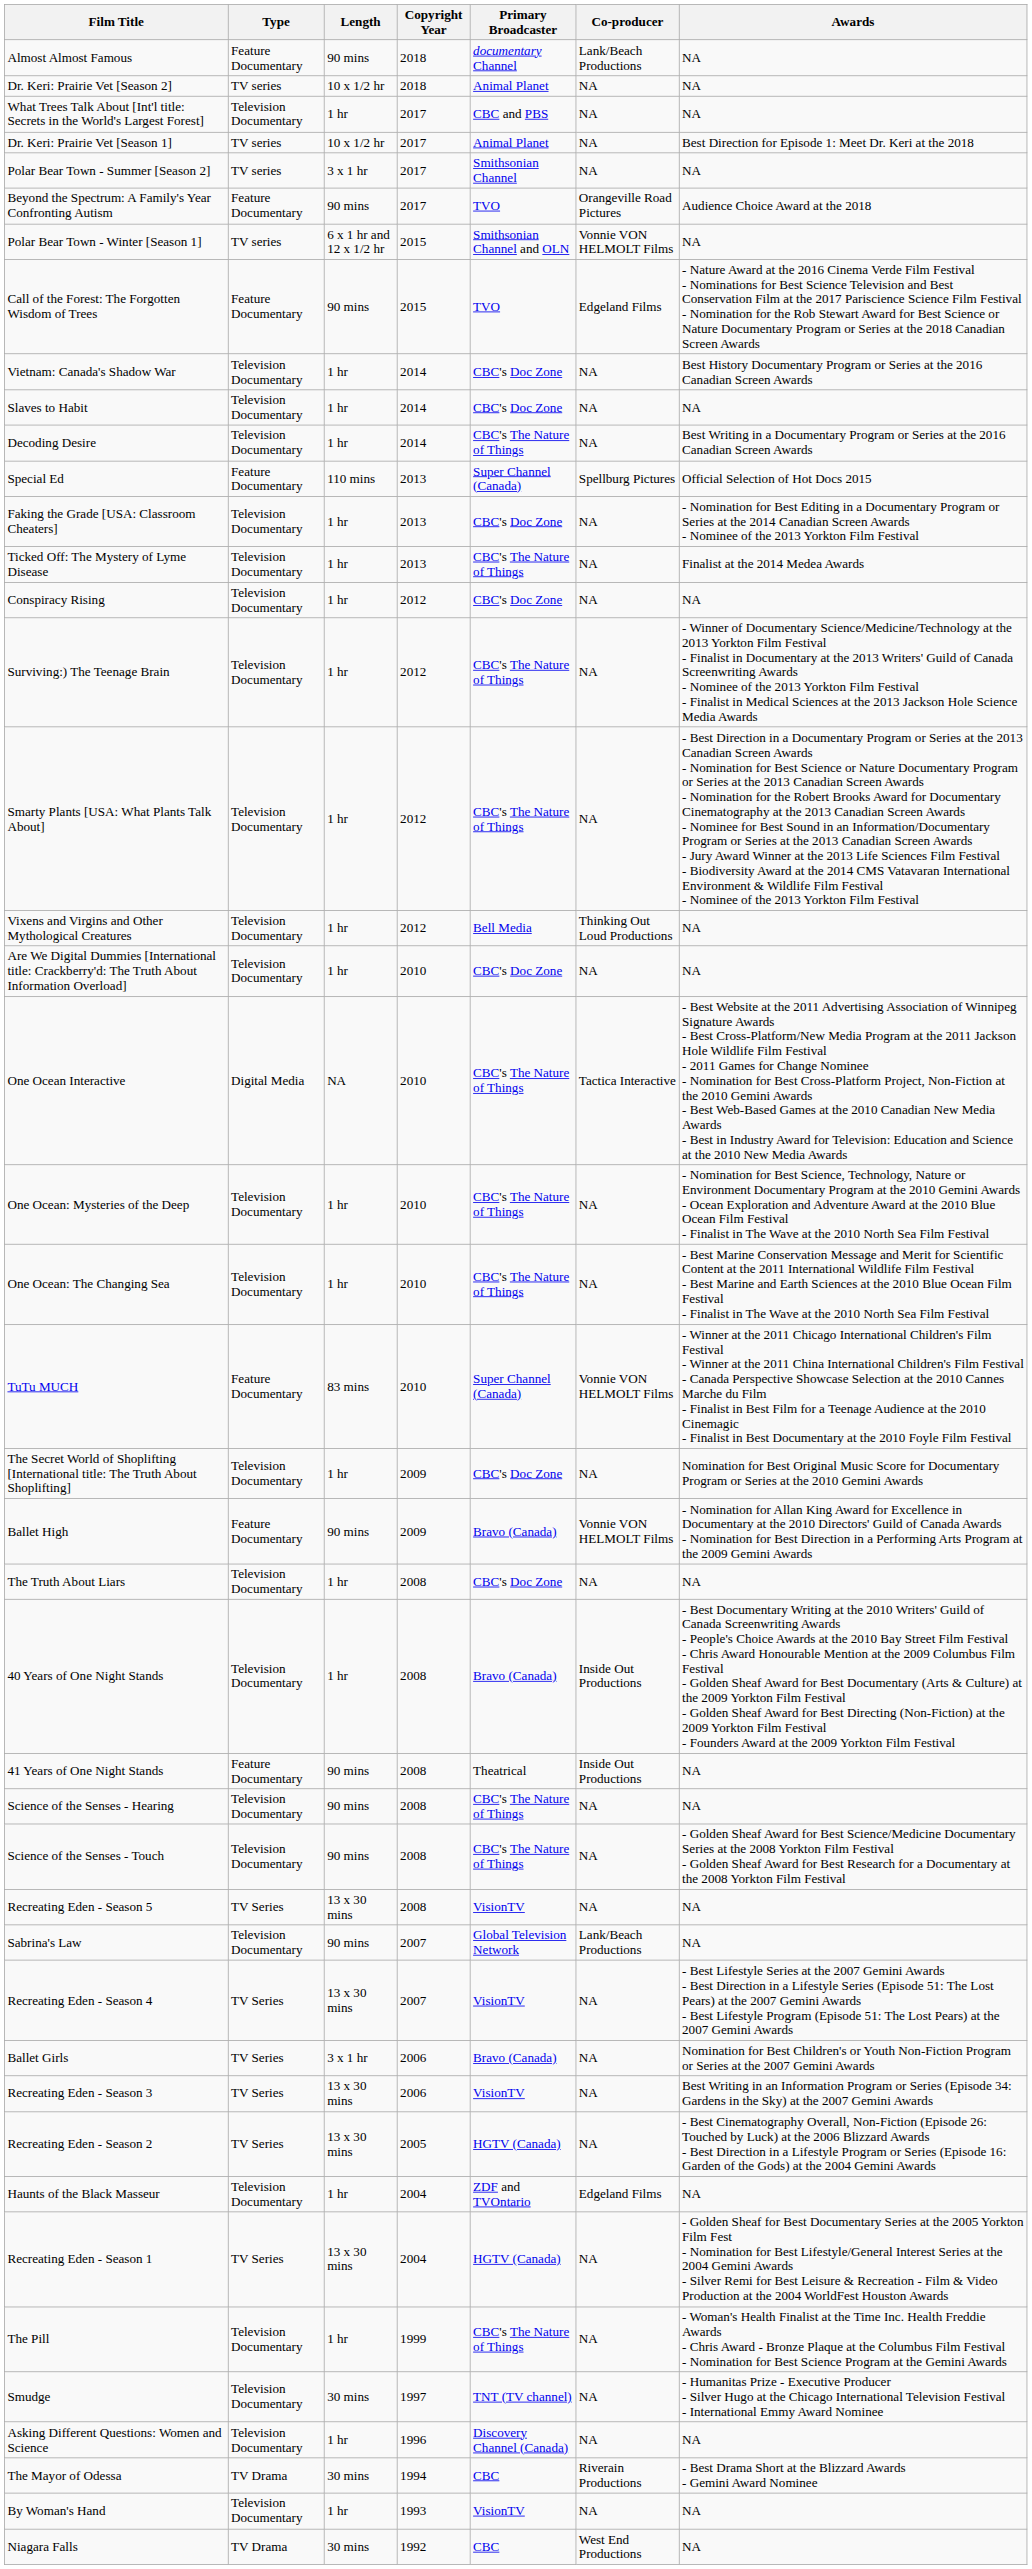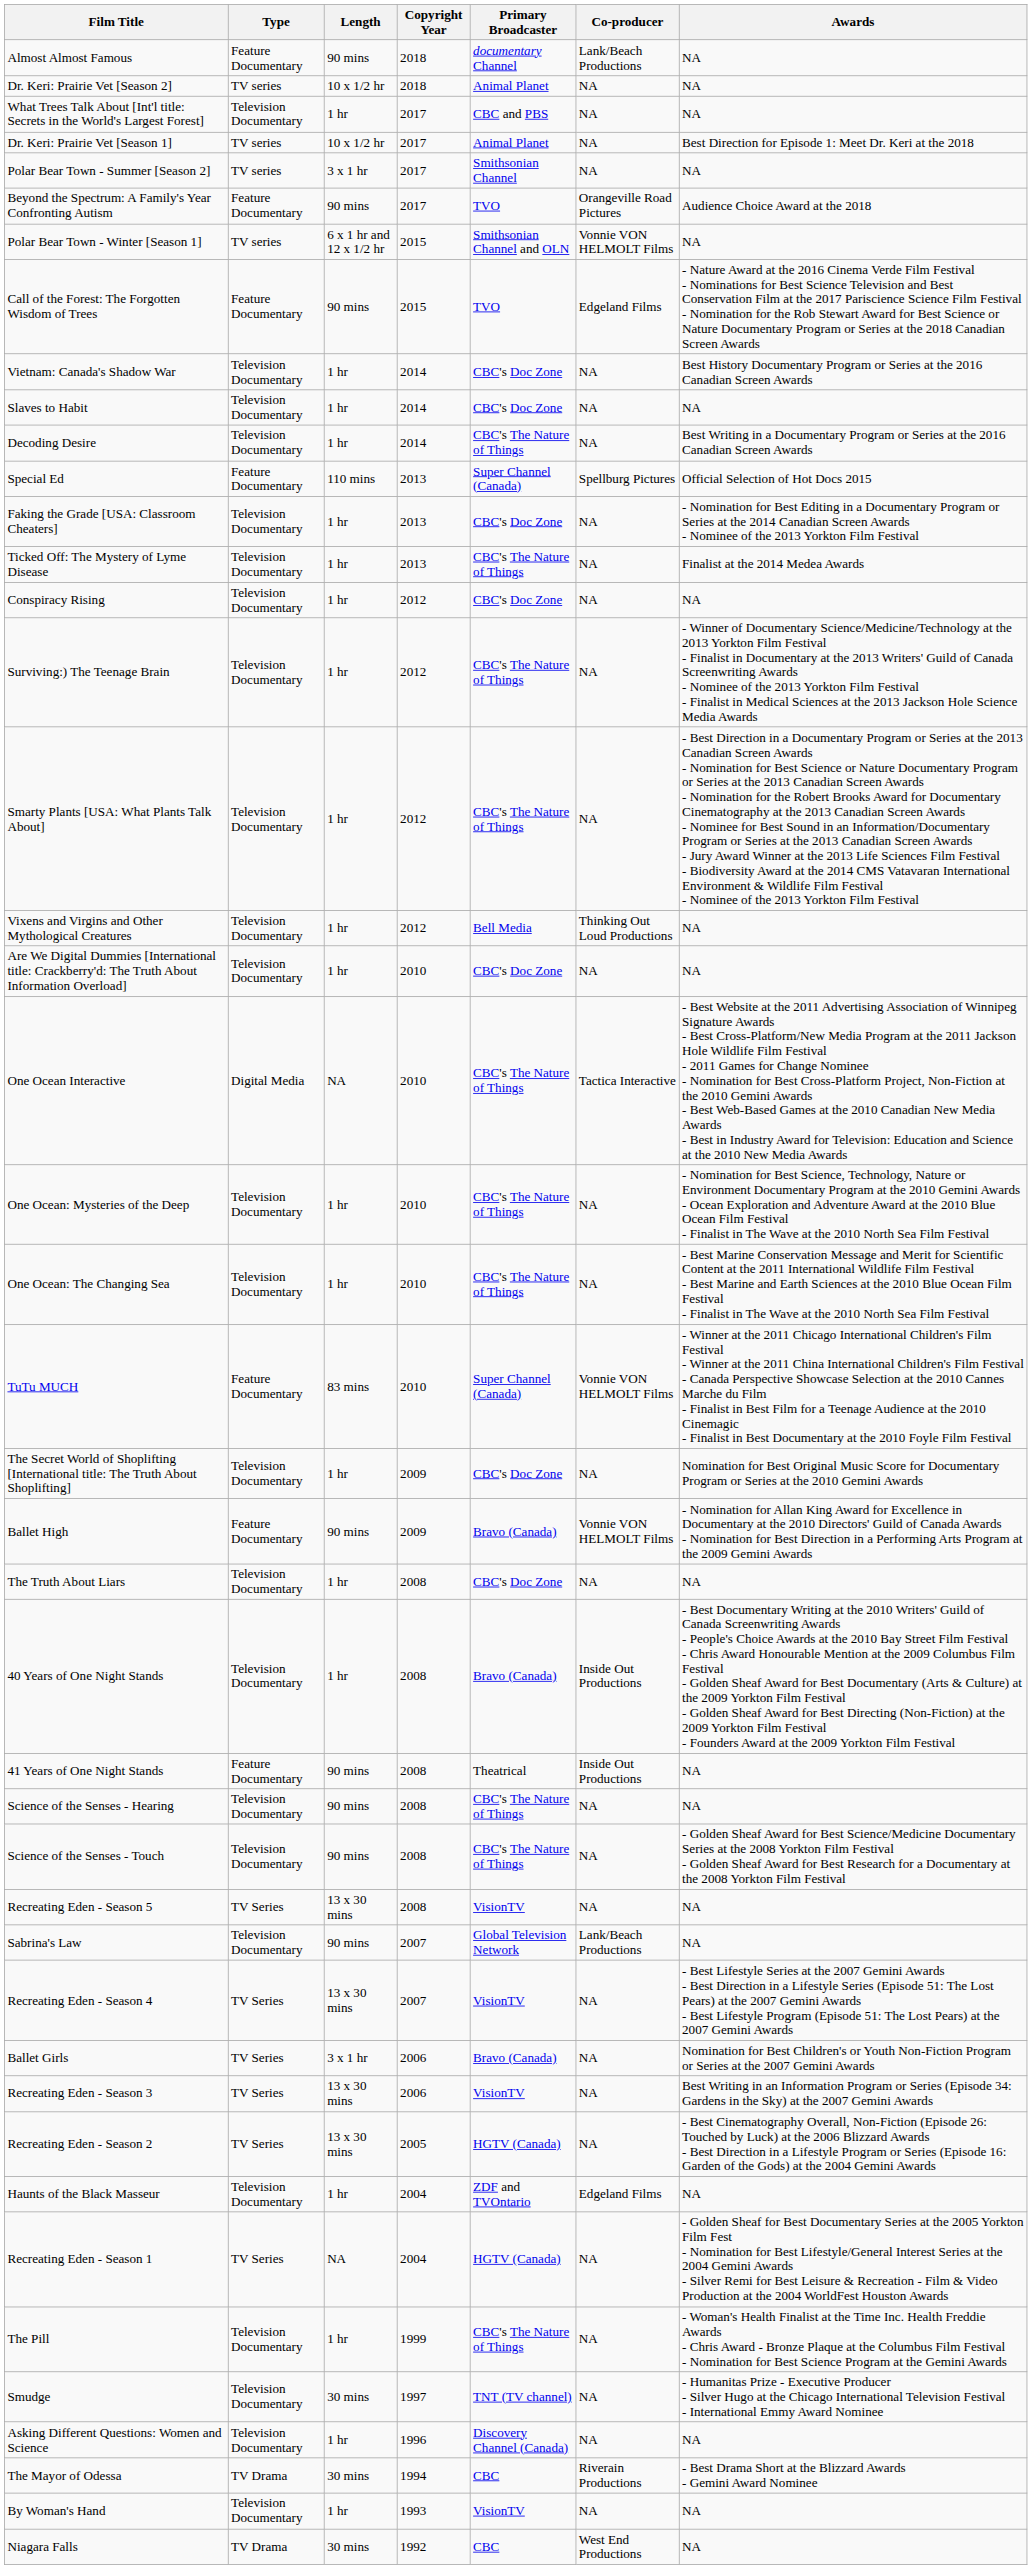(347, 2259) 13 x 30 mins -> (337, 2259) NA
